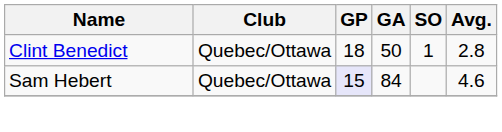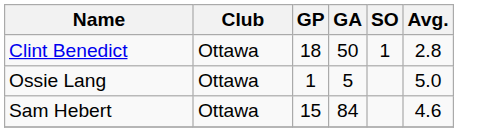(265, 50) Quebec/Ottawa -> (228, 50) Ottawa
+ row: (58, 80)
(265, 80) Quebec/Ottawa -> (228, 111) Ottawa
(354, 80) lavender background -> (311, 111) no background
